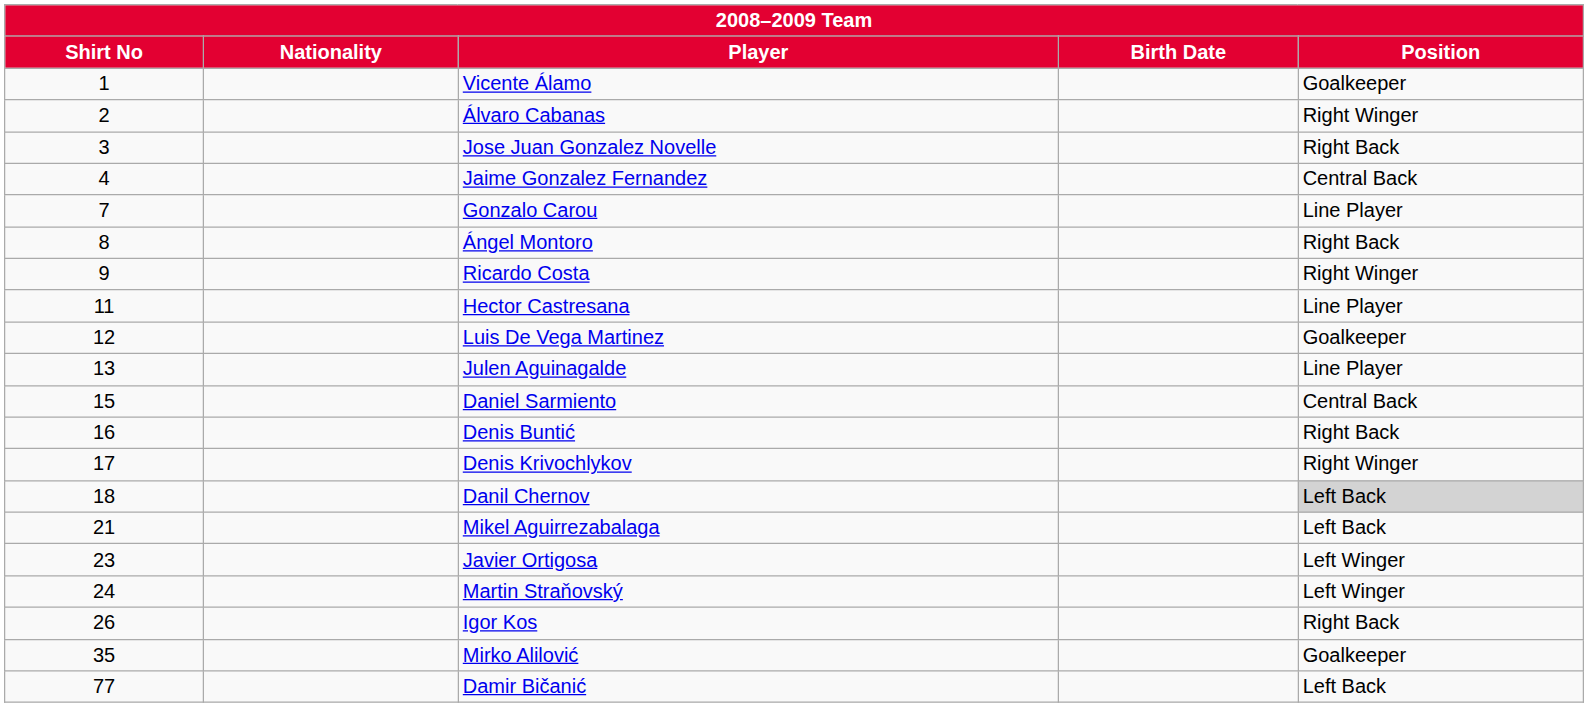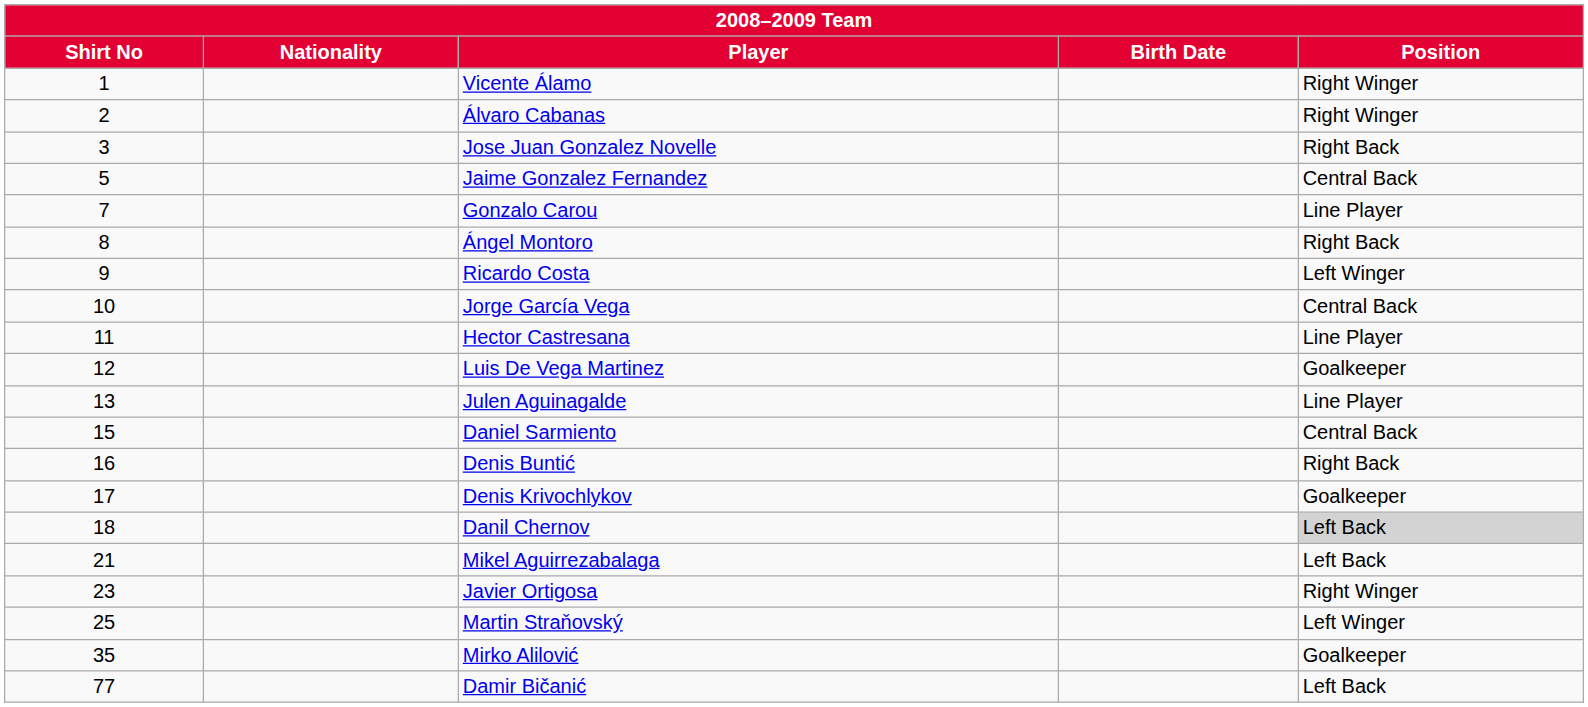(1354, 83) Goalkeeper -> (1360, 83) Right Winger
(104, 178) 4 -> (104, 178) 5
(1360, 274) Right Winger -> (1354, 274) Left Winger
+ row: (546, 305)
(1360, 464) Right Winger -> (1354, 496) Goalkeeper
(1354, 559) Left Winger -> (1360, 591) Right Winger
(104, 591) 24 -> (104, 623) 25
- row: (500, 623)
